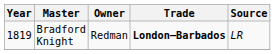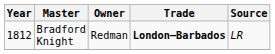(19, 35) 1819 -> (19, 35) 1812
